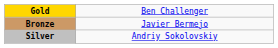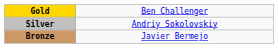rows swapped: (40, 37) <-> (40, 24)
